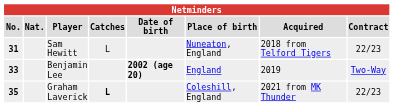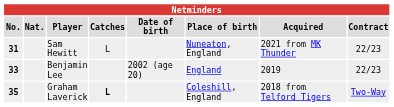(296, 48) 2018 from Telford Tigers -> (291, 48) 2021 from MK Thunder
(150, 70) bold -> (150, 70) normal
(368, 70) Two-Way -> (368, 70) 22/23
(291, 91) 2021 from MK Thunder -> (296, 91) 2018 from Telford Tigers
(368, 91) 22/23 -> (368, 91) Two-Way
